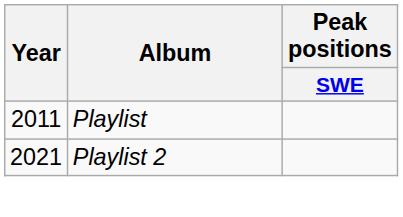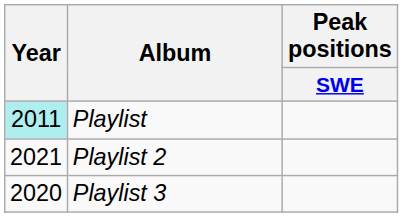(36, 119) no background -> (36, 119) paleturquoise background
+ row: (120, 193)
